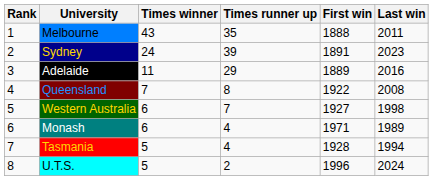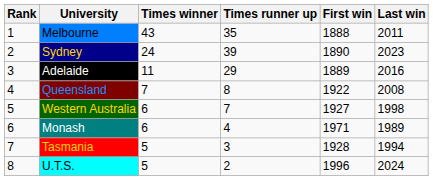(336, 52) 1891 -> (336, 52) 1890
(227, 147) 4 -> (227, 147) 3
